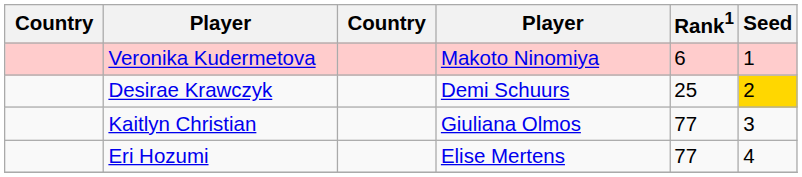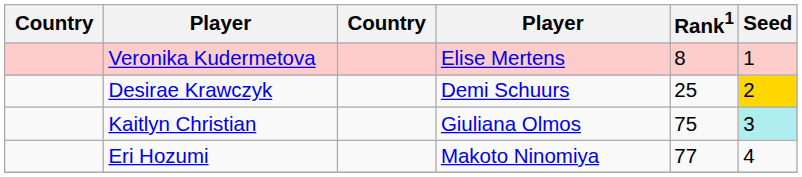(520, 58) Makoto Ninomiya -> (503, 58) Elise Mertens
(680, 58) 6 -> (680, 58) 8
(686, 123) 77 -> (686, 123) 75
(749, 123) no background -> (749, 123) paleturquoise background
(503, 156) Elise Mertens -> (520, 156) Makoto Ninomiya
